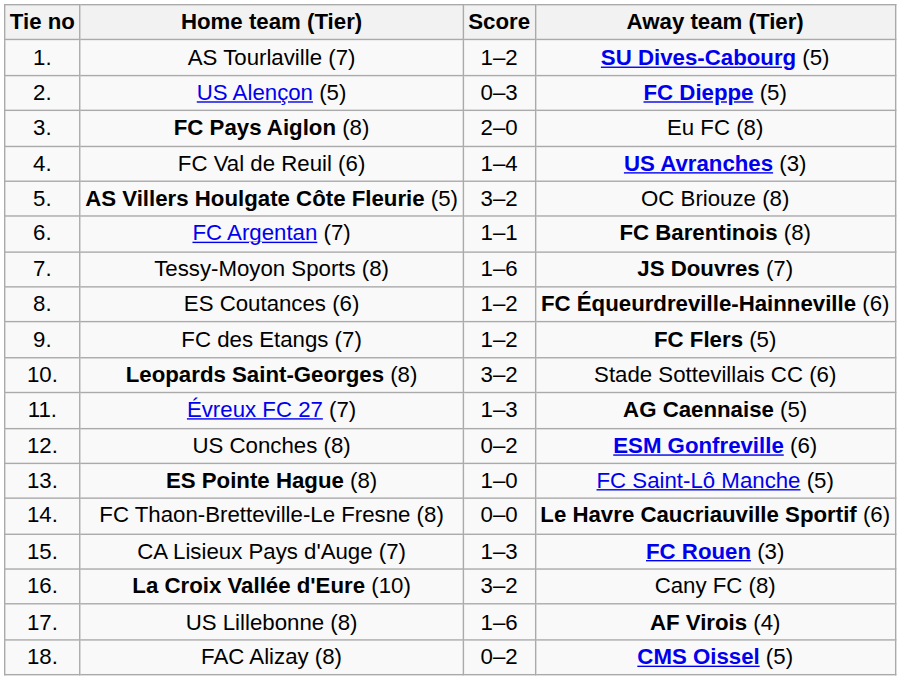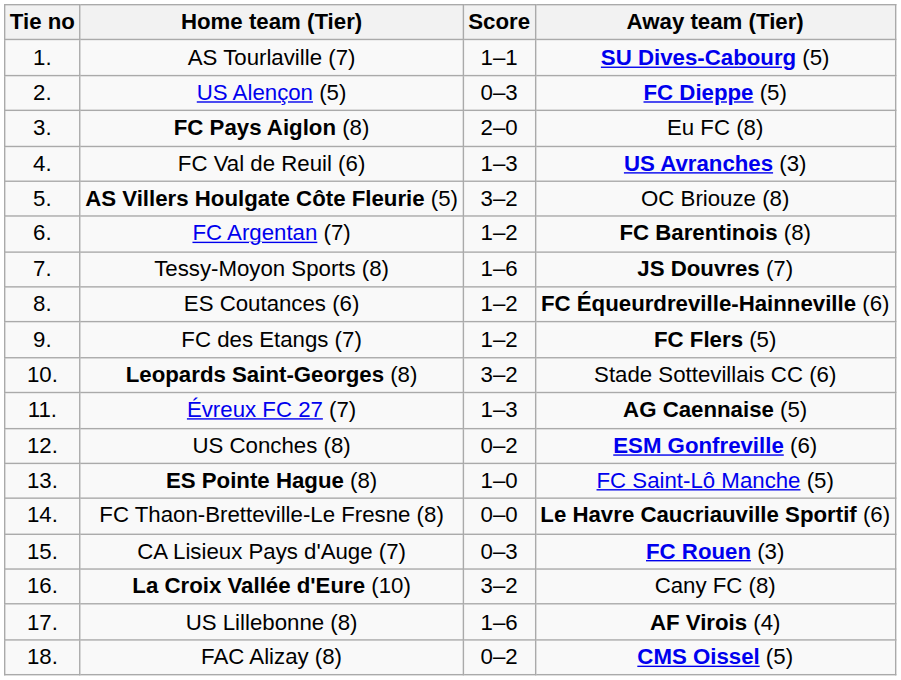(499, 57) 1–2 -> (499, 57) 1–1
(499, 163) 1–4 -> (499, 163) 1–3
(499, 233) 1–1 -> (499, 233) 1–2
(499, 551) 1–3 -> (499, 551) 0–3
